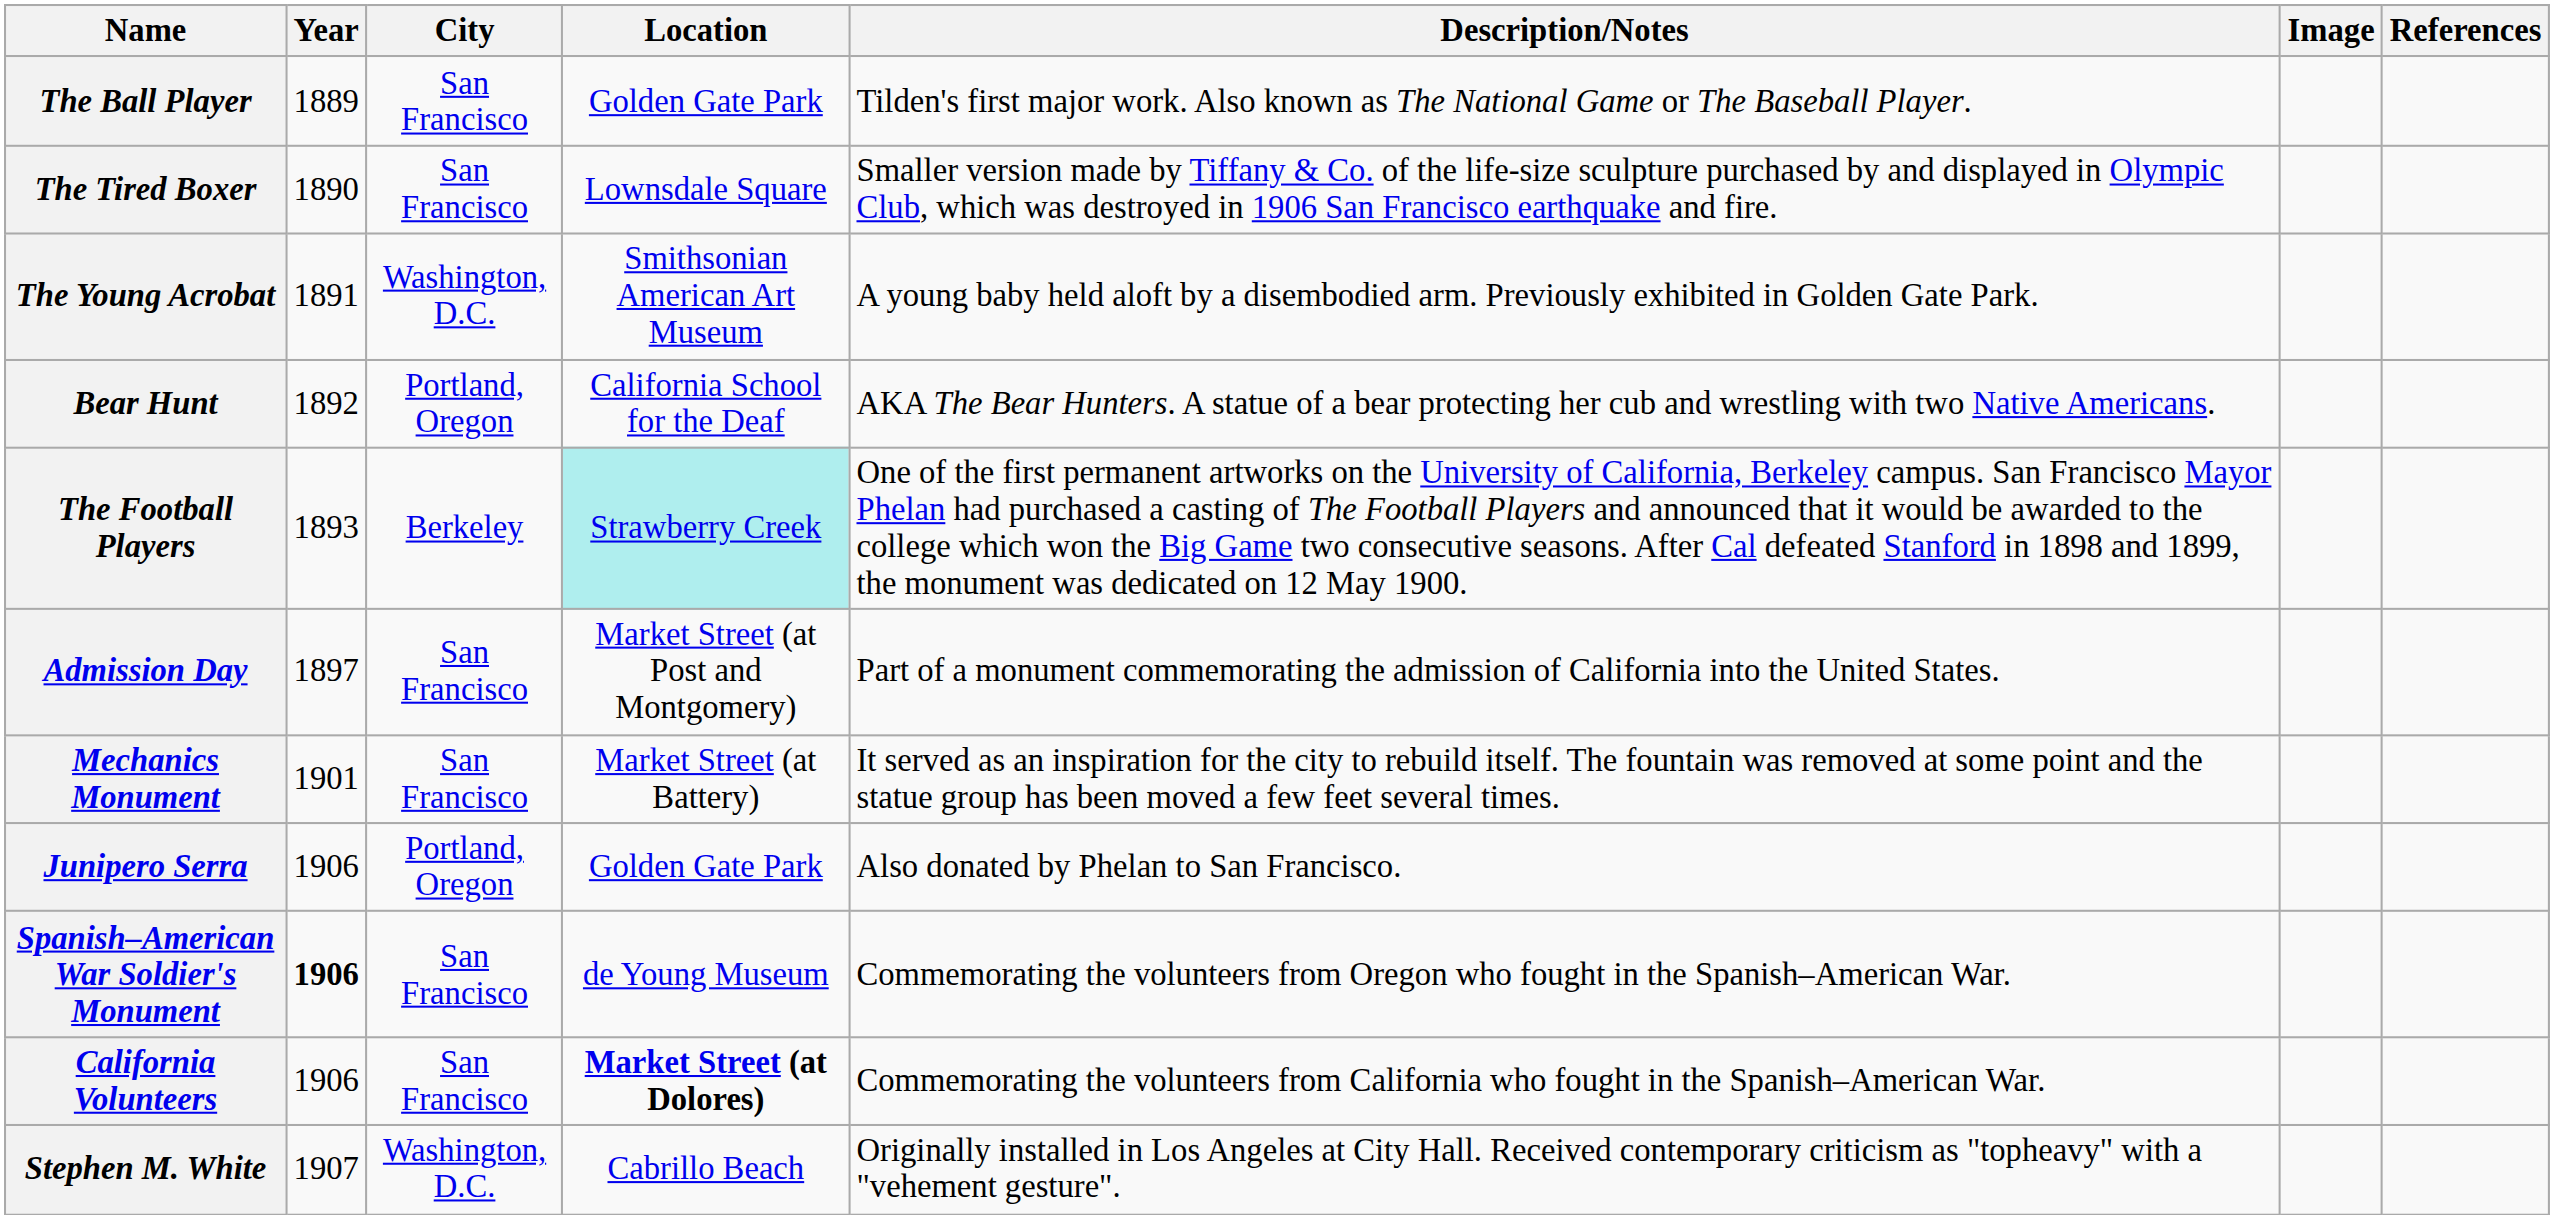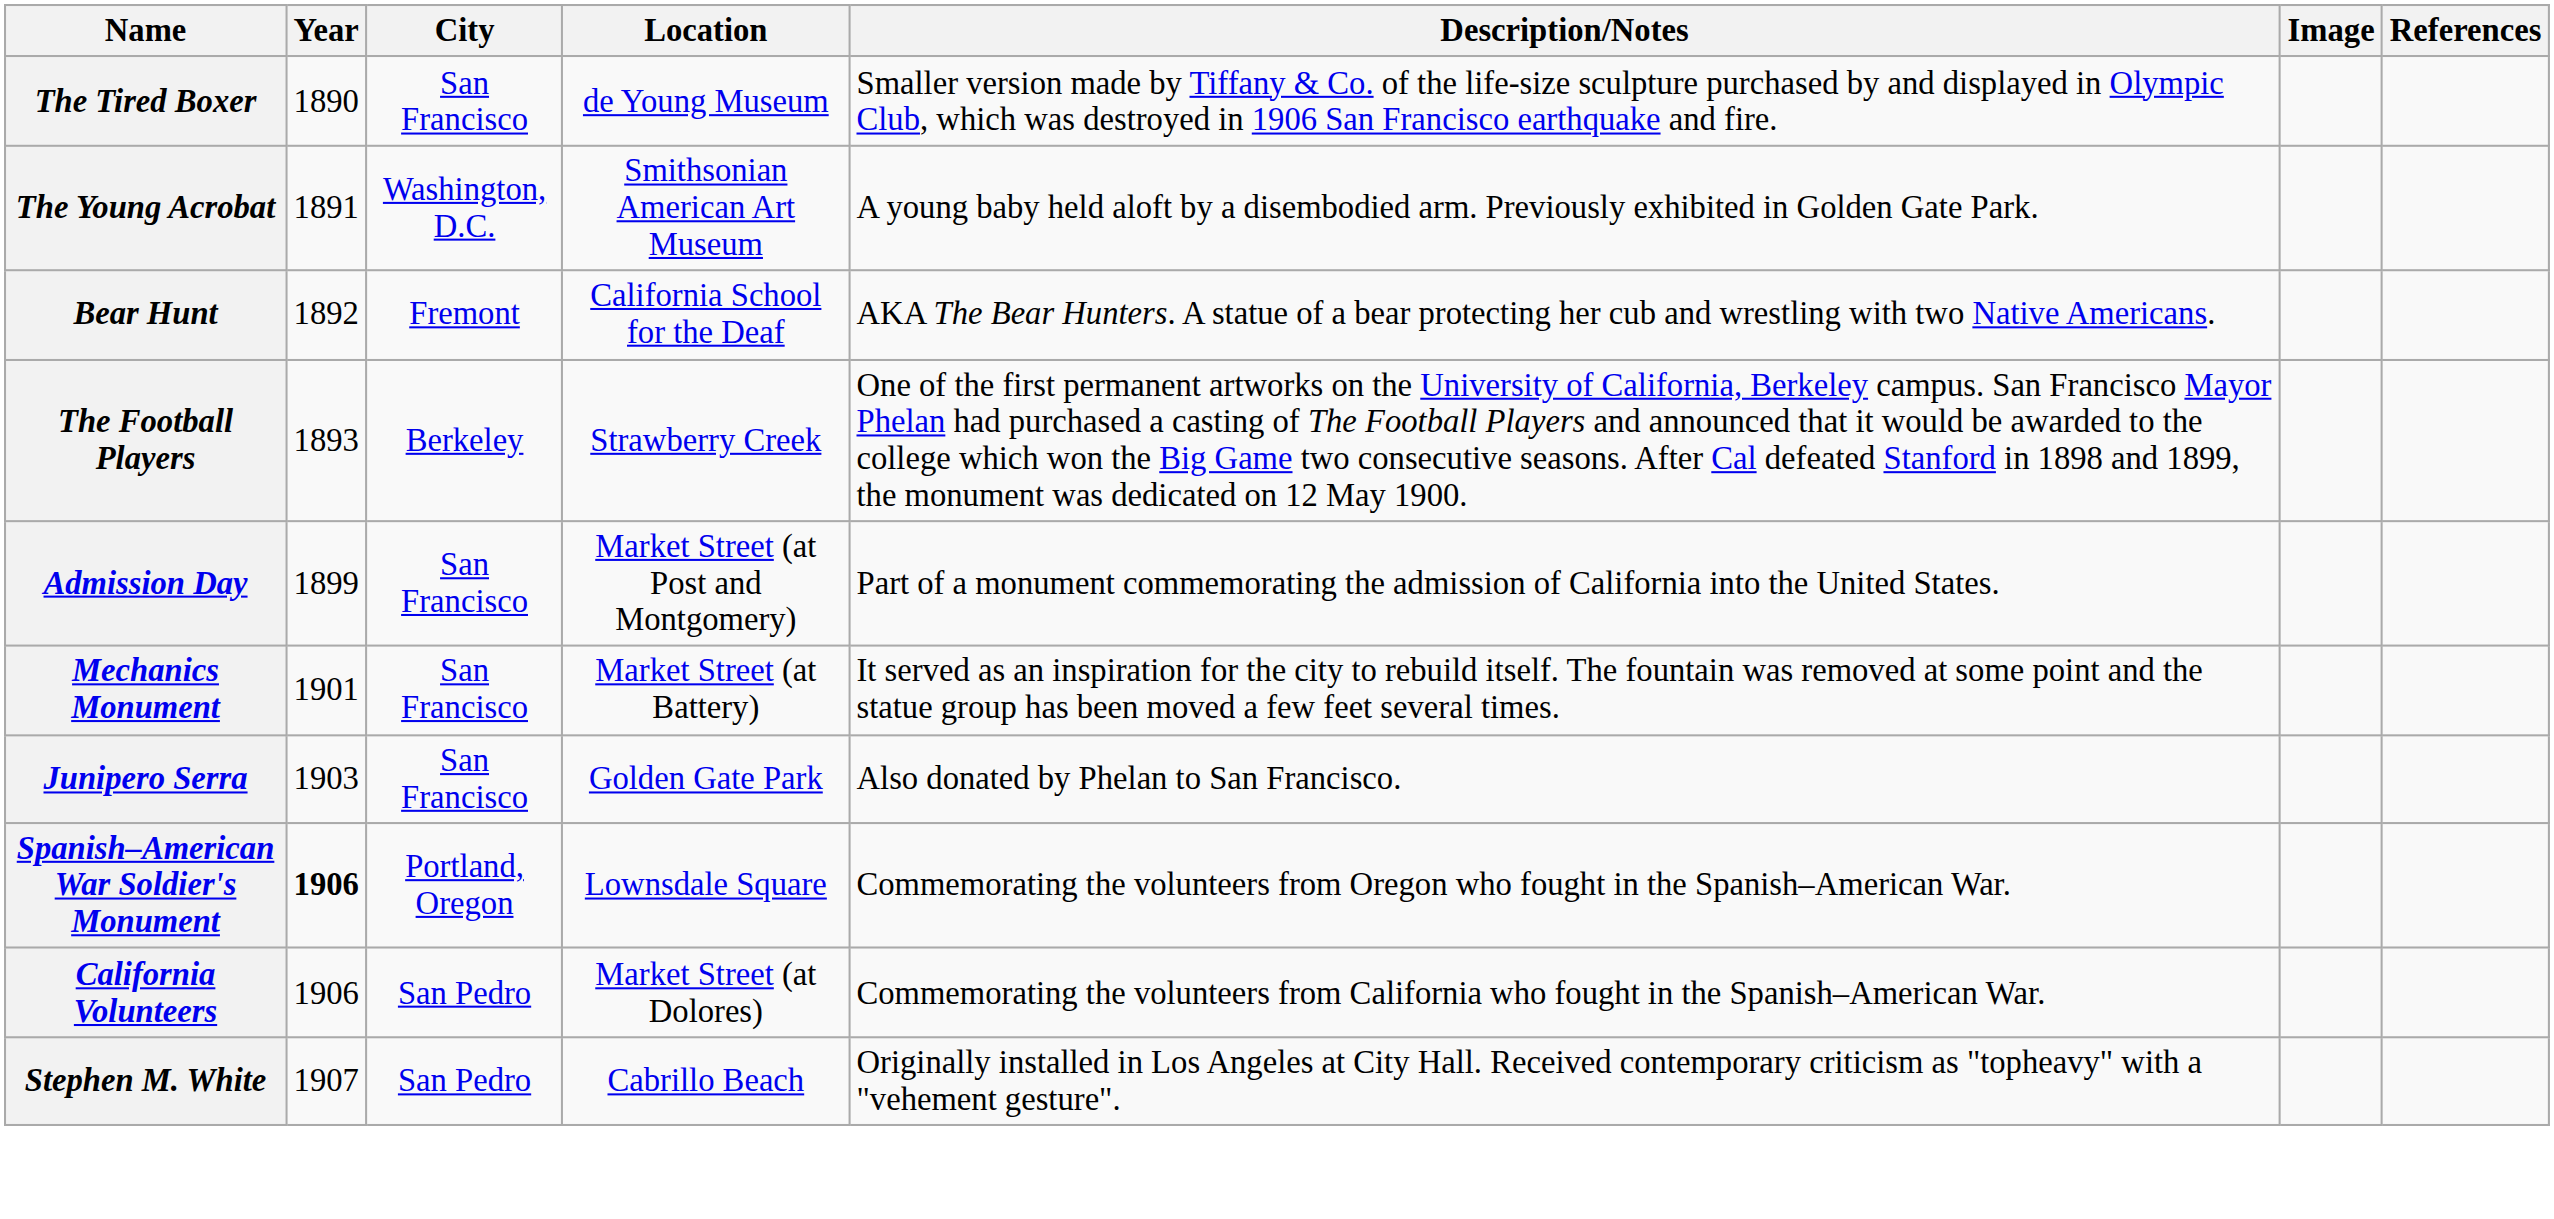- row: (146, 100)
(706, 188) Lownsdale Square -> (706, 100) de Young Museum
(465, 402) Portland, Oregon -> (465, 314) Fremont
(706, 527) paleturquoise background -> (706, 439) no background
(326, 671) 1897 -> (326, 582) 1899
(326, 866) 1906 -> (326, 778) 1903
(465, 866) Portland, Oregon -> (465, 778) San Francisco
(465, 973) San Francisco -> (465, 885) Portland, Oregon
(706, 973) de Young Museum -> (706, 885) Lownsdale Square
(465, 1080) San Francisco -> (465, 991) San Pedro
(706, 1080) bold -> (706, 991) normal
(465, 1168) Washington, D.C. -> (465, 1080) San Pedro
